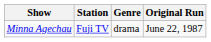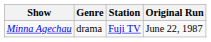columns swapped: (93, 12) <-> (127, 12)
